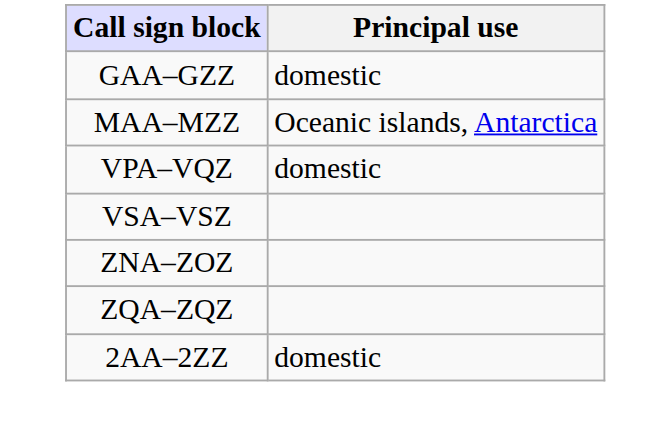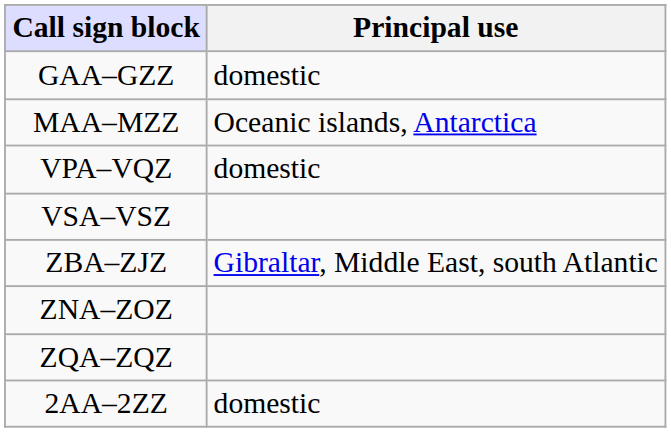+ row: (106, 262)
